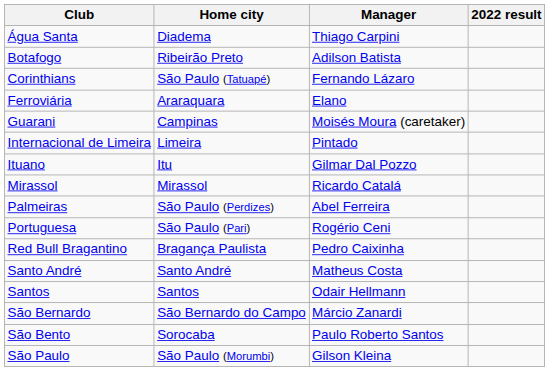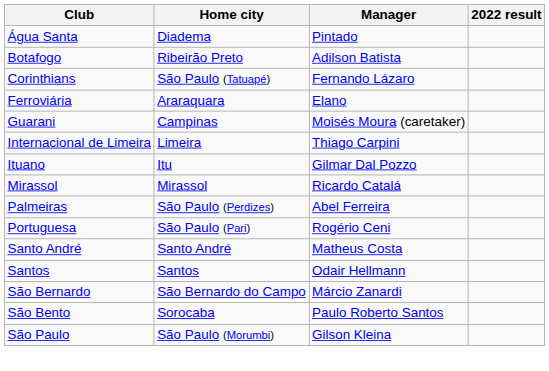(356, 36) Thiago Carpini -> (335, 36) Pintado
(335, 143) Pintado -> (356, 143) Thiago Carpini
- row: (67, 249)
